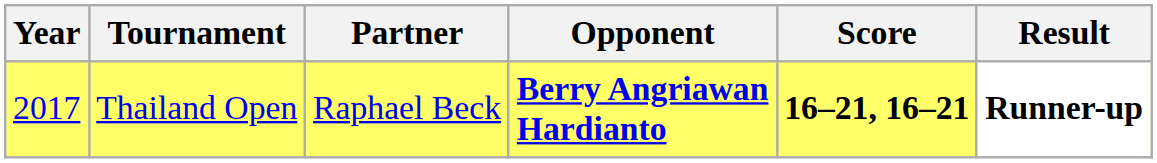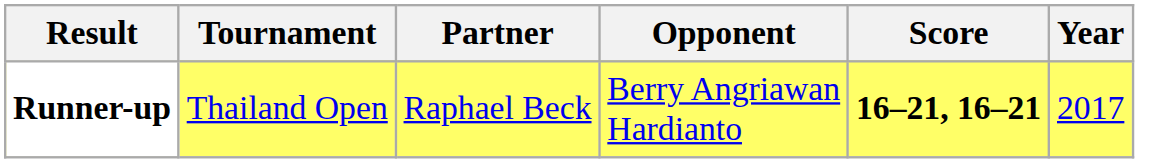columns swapped: (47, 32) <-> (1064, 32)
(643, 108) bold -> (724, 108) normal
